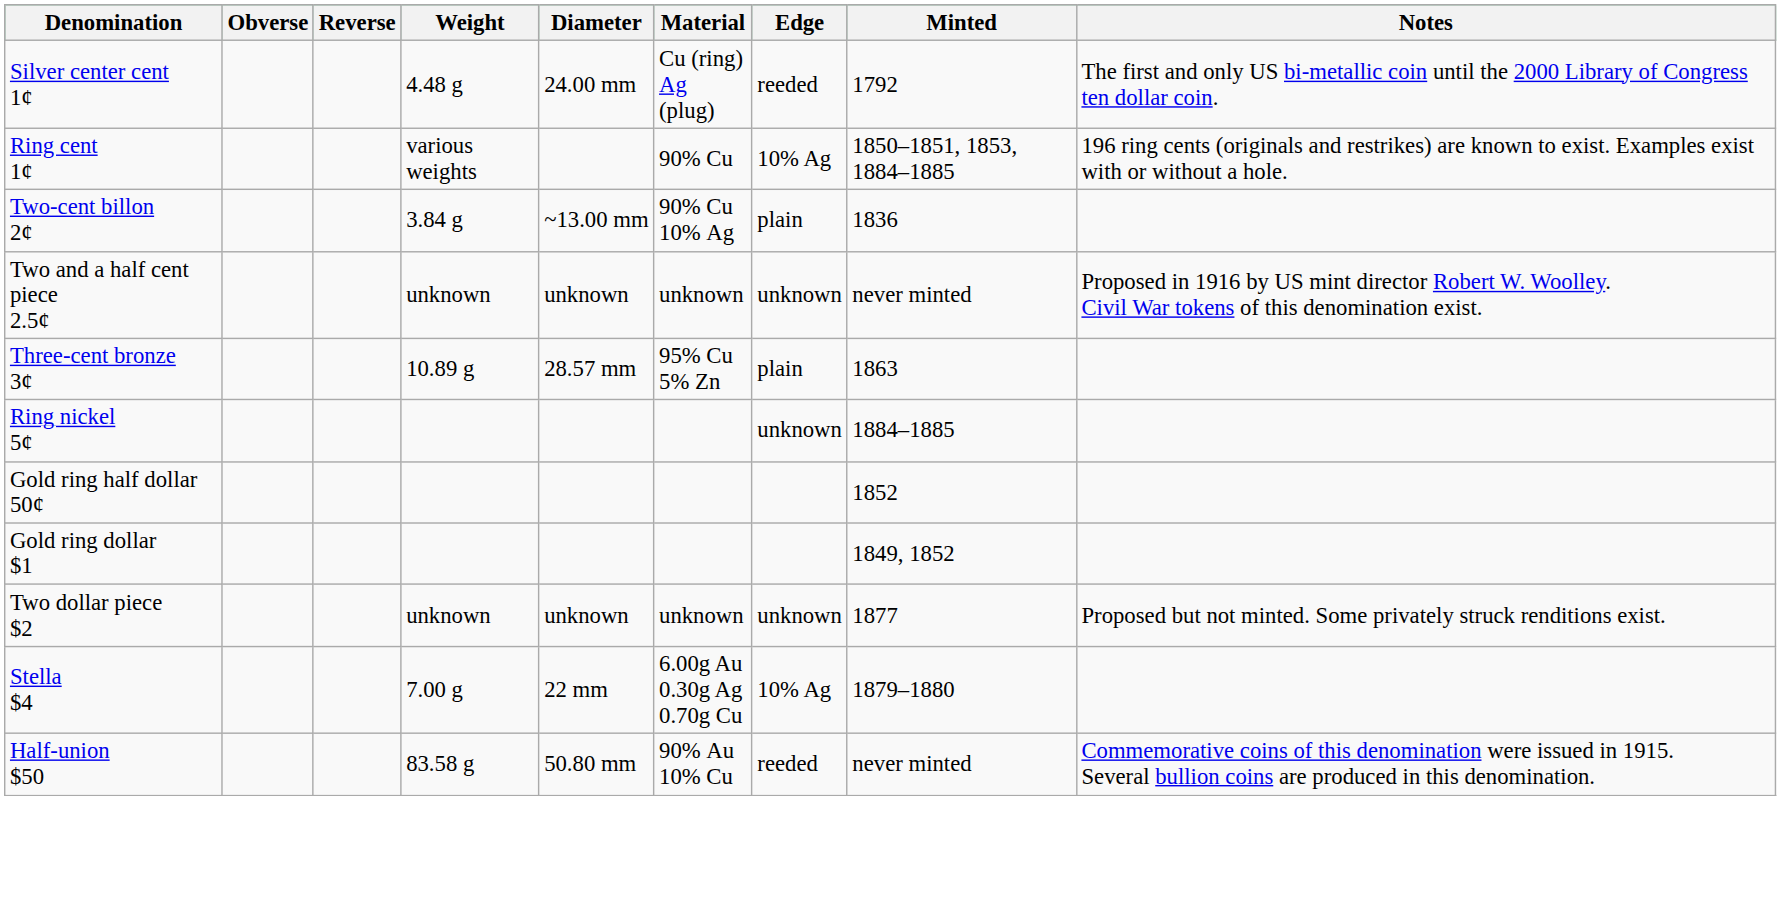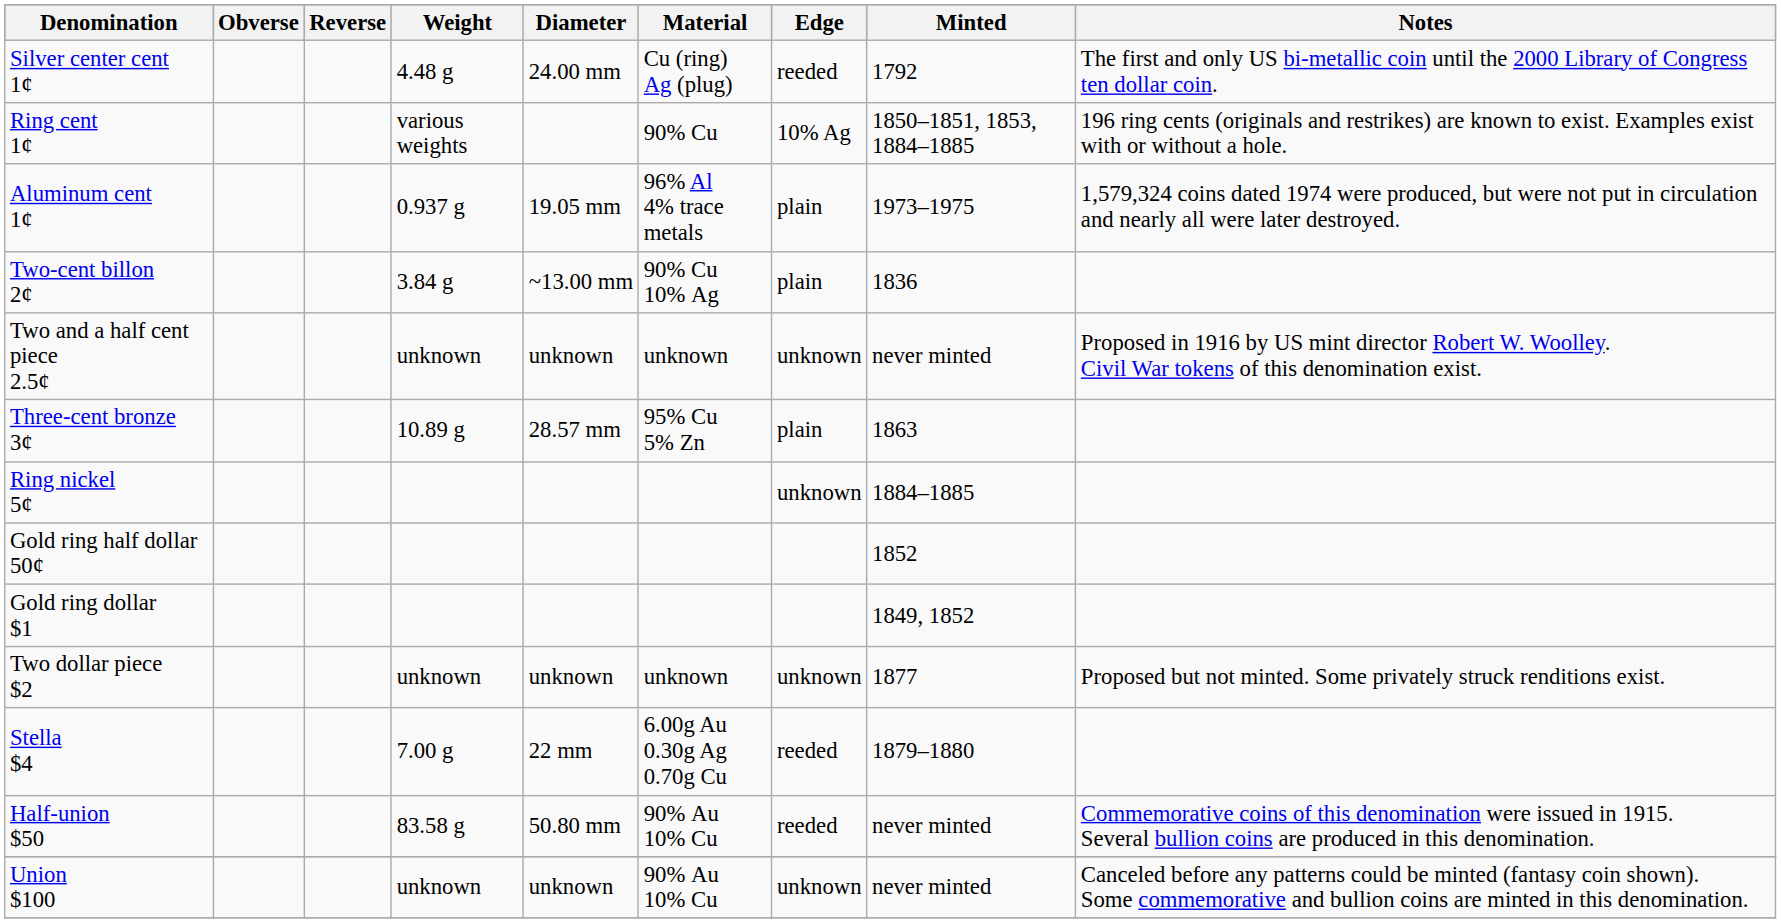+ row: (81, 207)
(794, 689) 10% Ag -> (807, 751) reeded
+ row: (38, 887)
